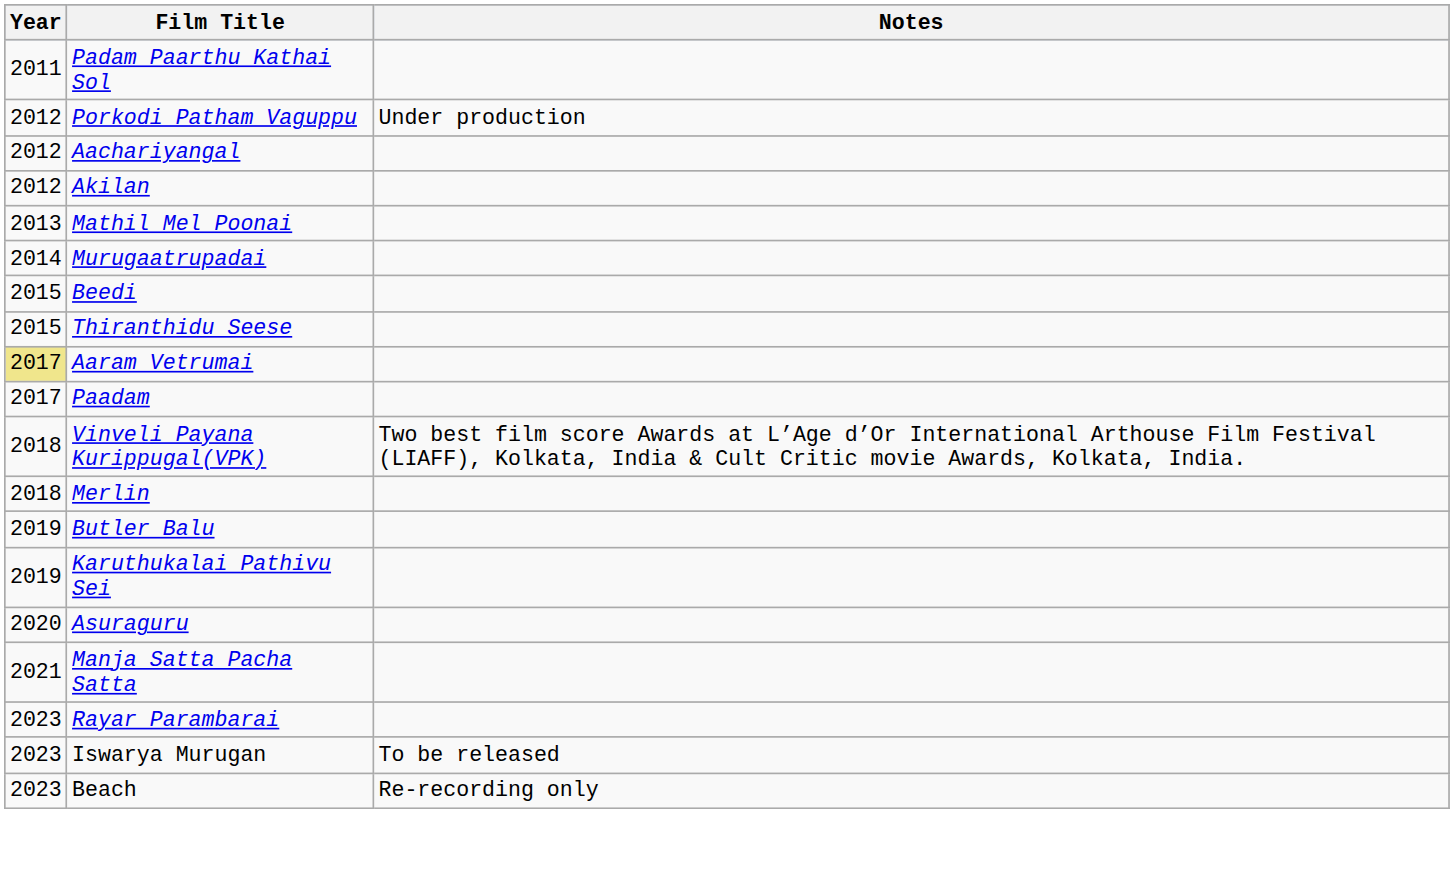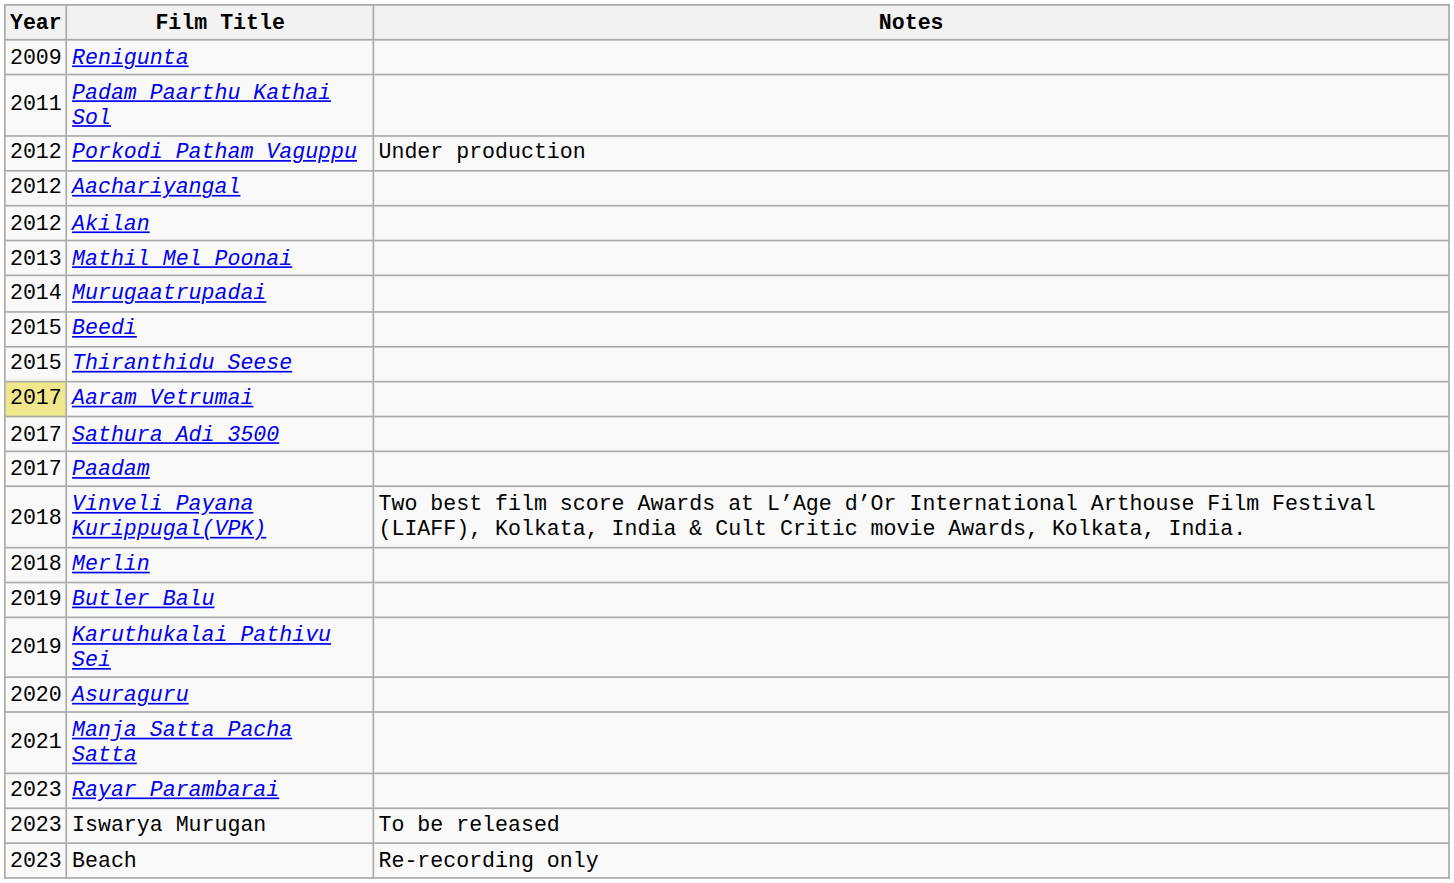+ row: (130, 58)
+ row: (176, 434)
